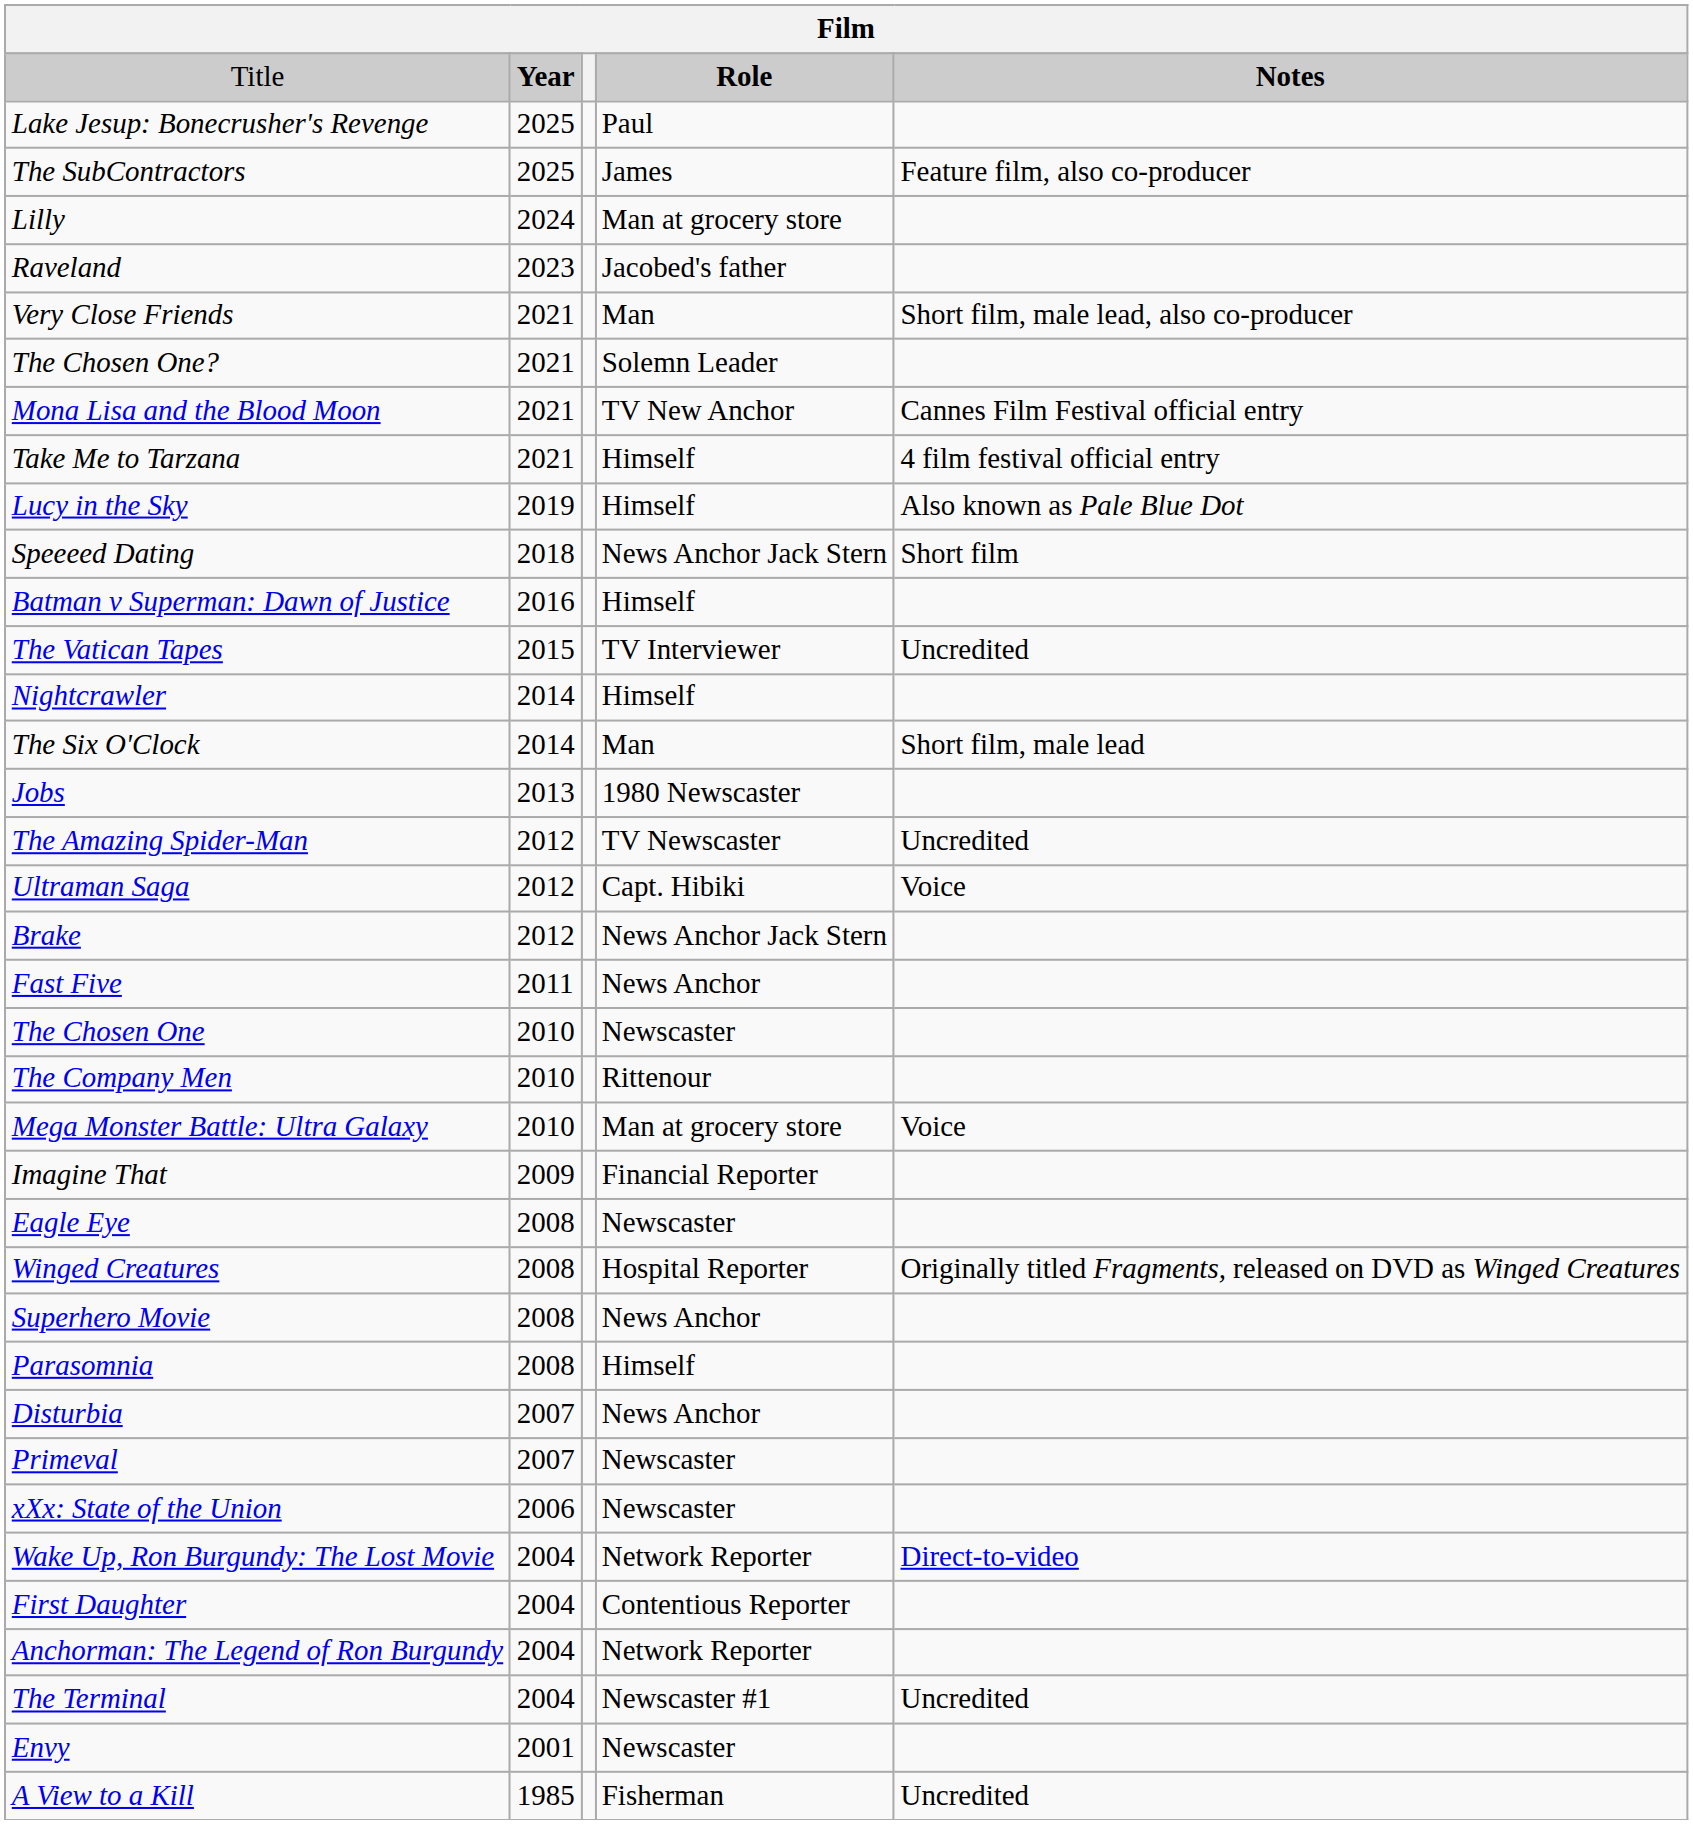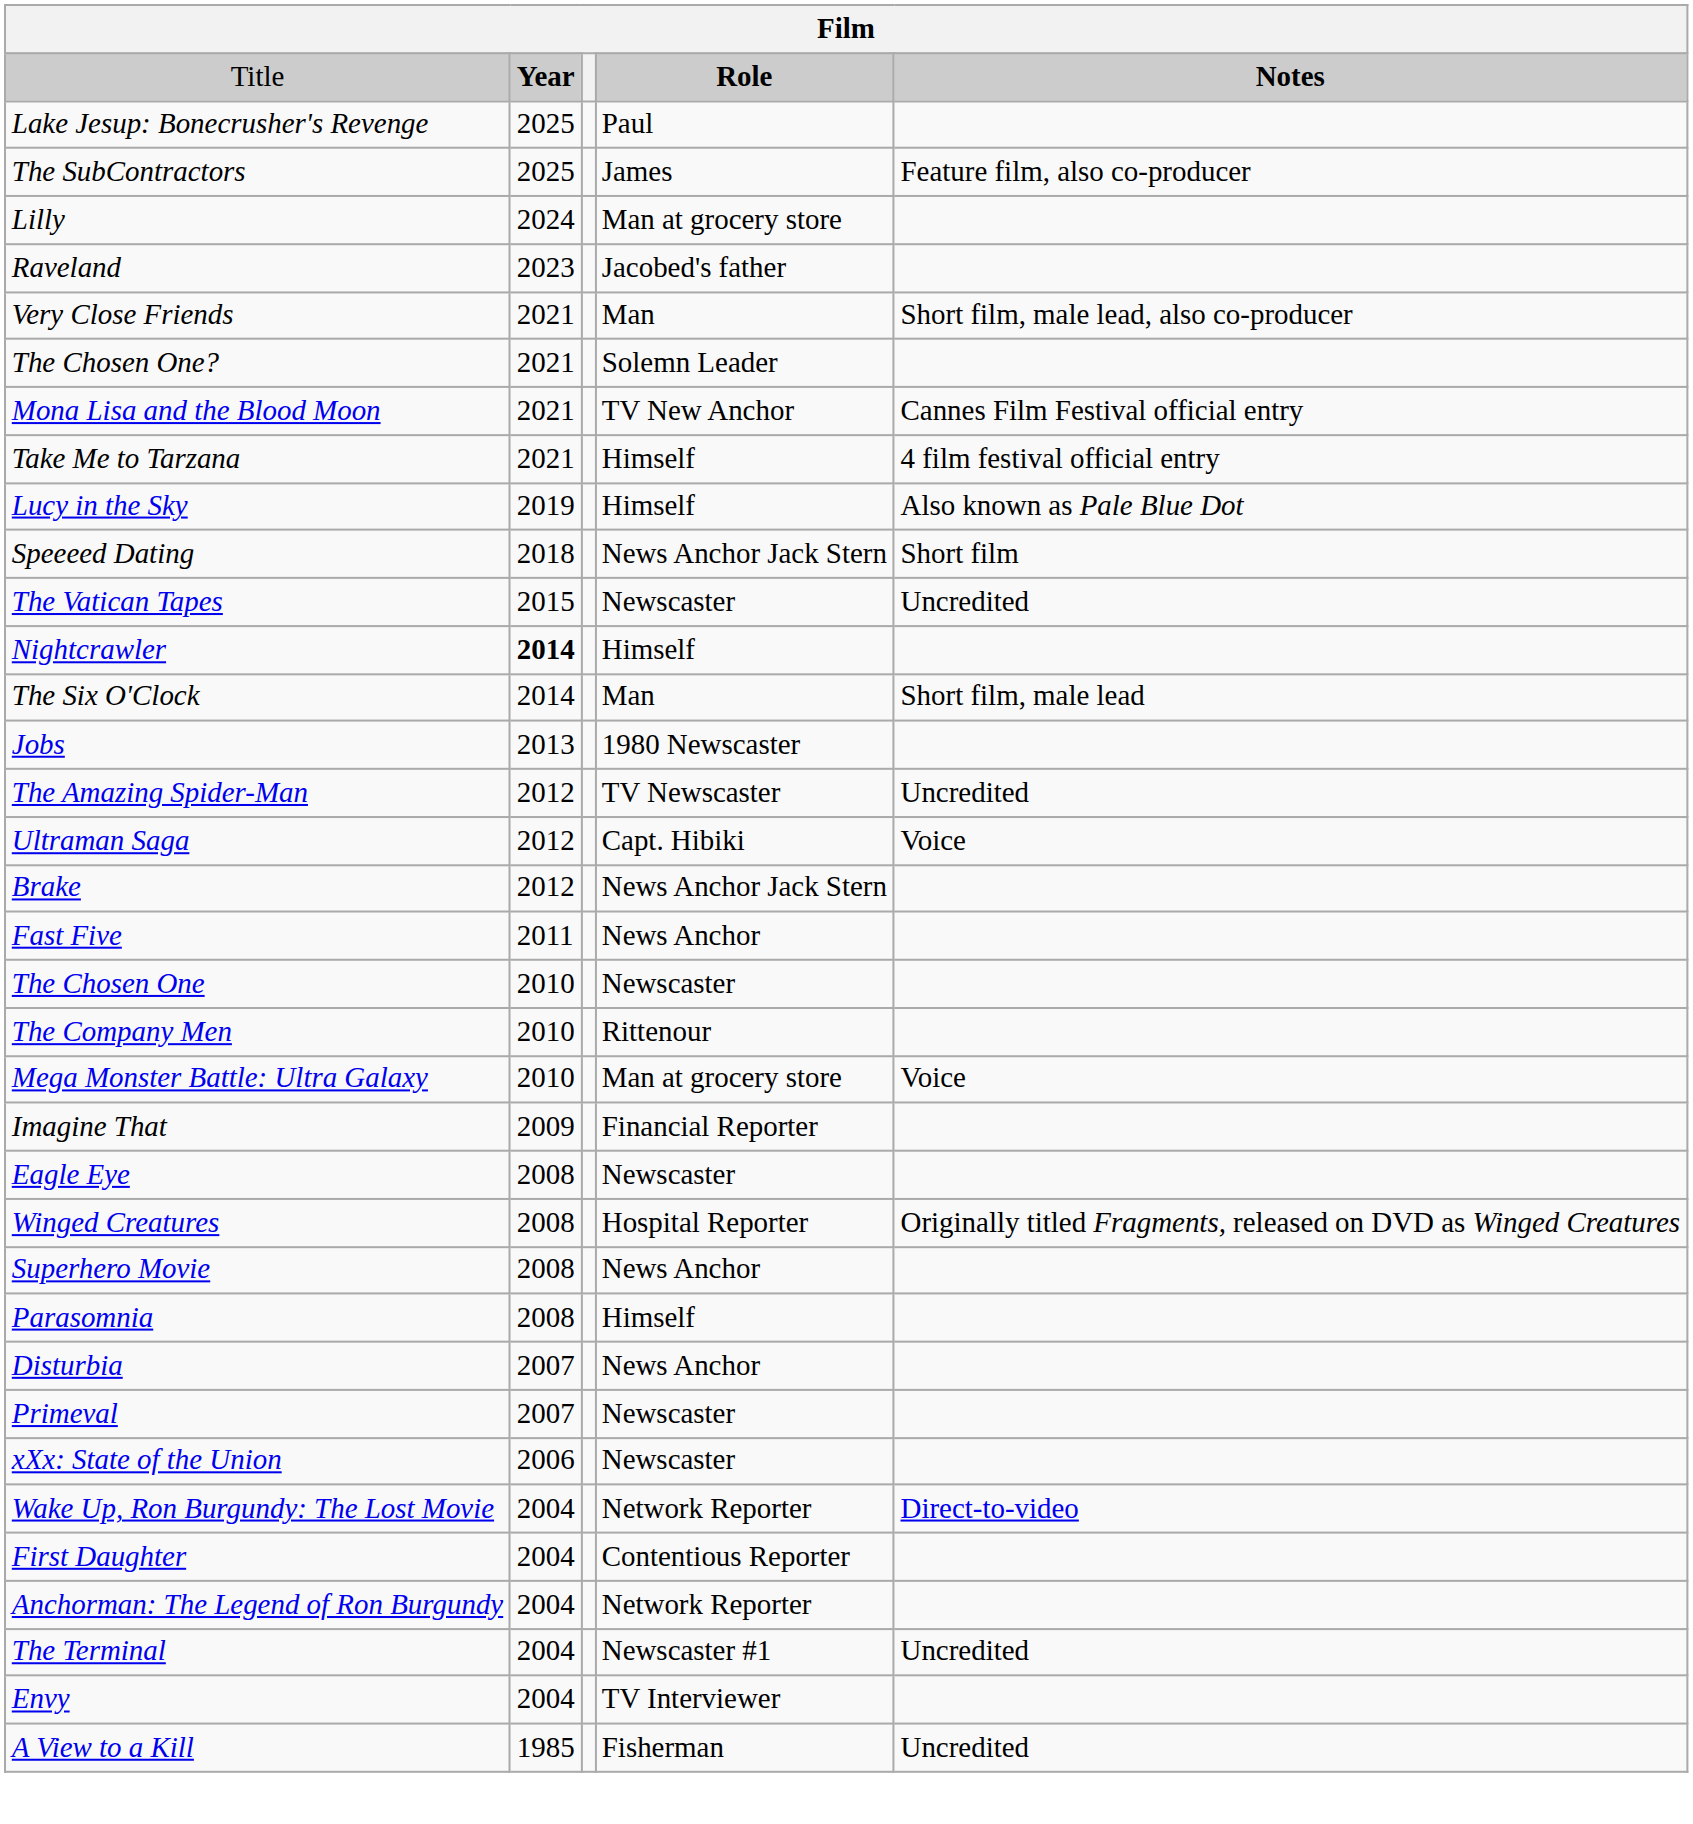- row: (231, 601)
(691, 649) TV Interviewer -> (668, 601) Newscaster
(546, 697) normal -> (546, 649) bold
(546, 1747) 2001 -> (546, 1699) 2004
(668, 1747) Newscaster -> (691, 1699) TV Interviewer
